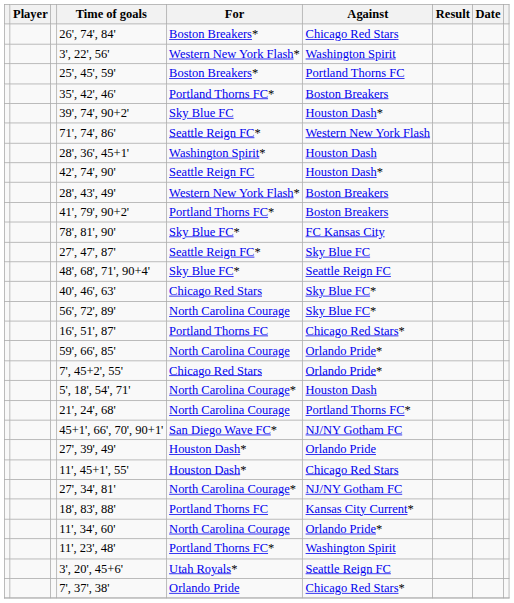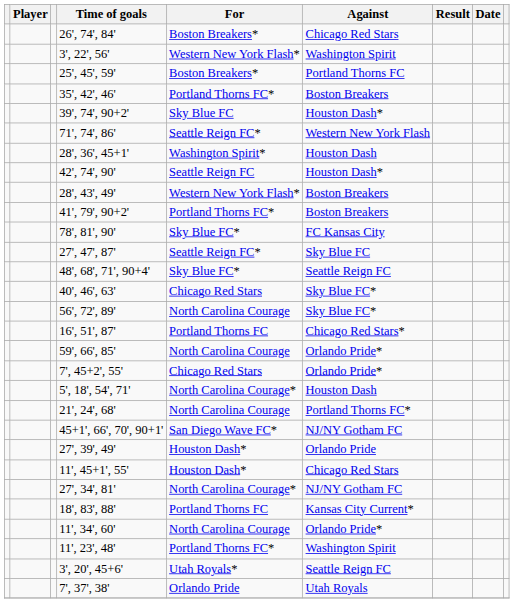(355, 588) Chicago Red Stars* -> (337, 588) Utah Royals
